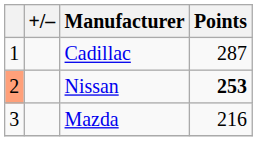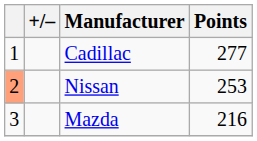(232, 53) 287 -> (232, 53) 277
(232, 86) bold -> (232, 86) normal
